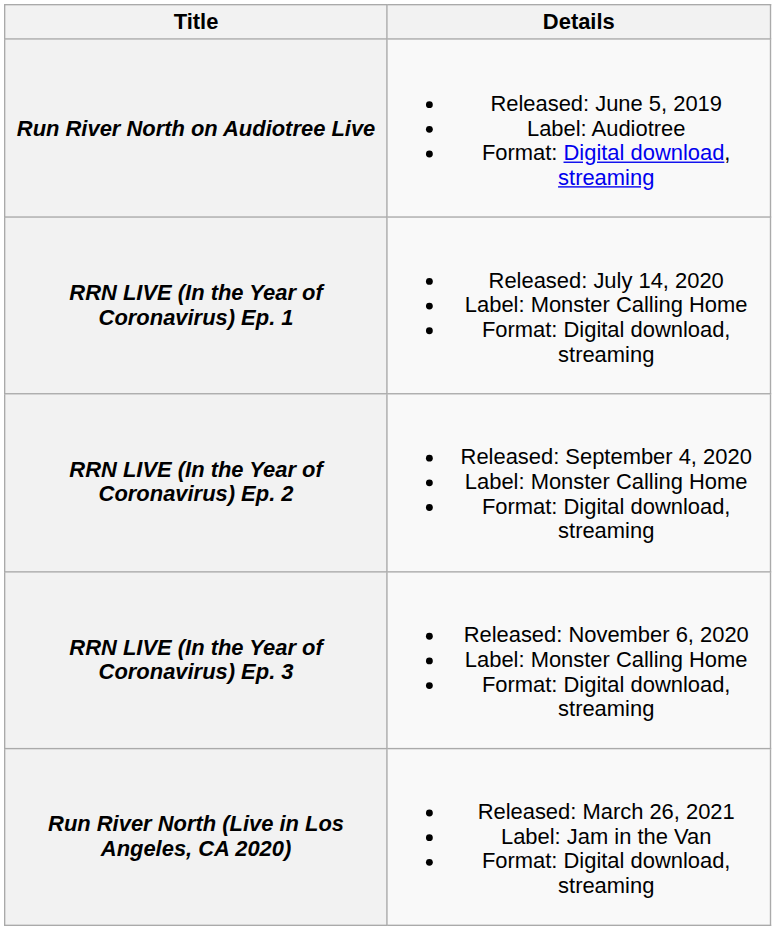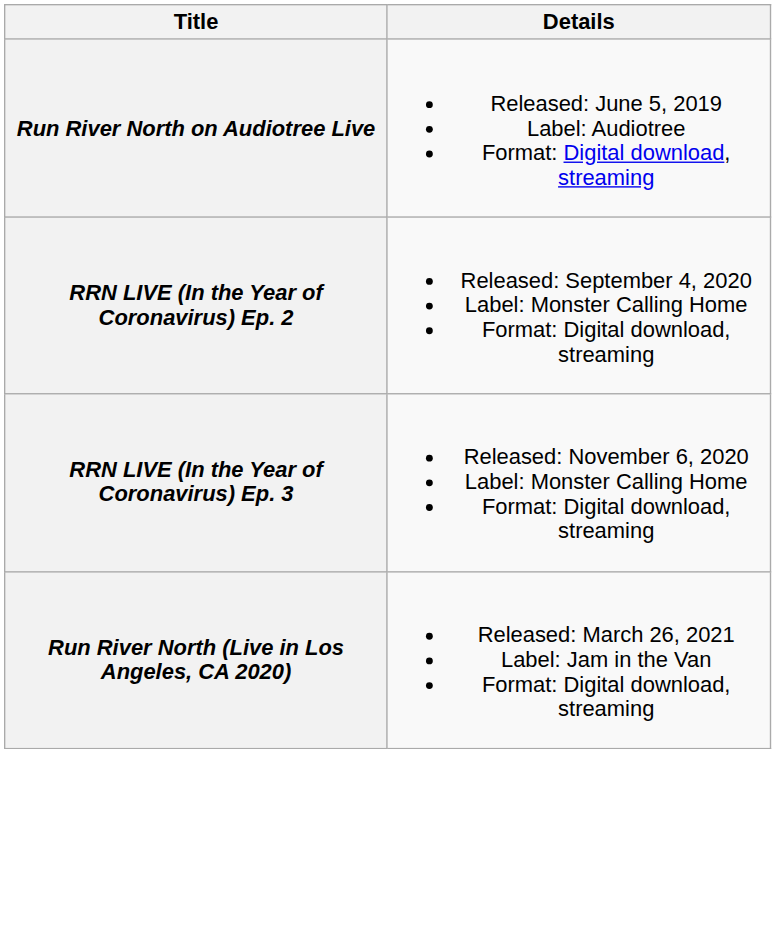- row: (196, 305)
